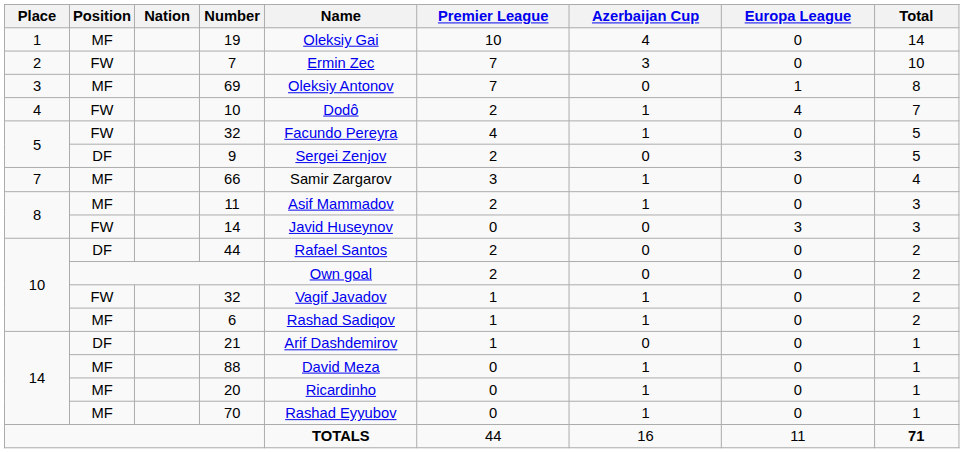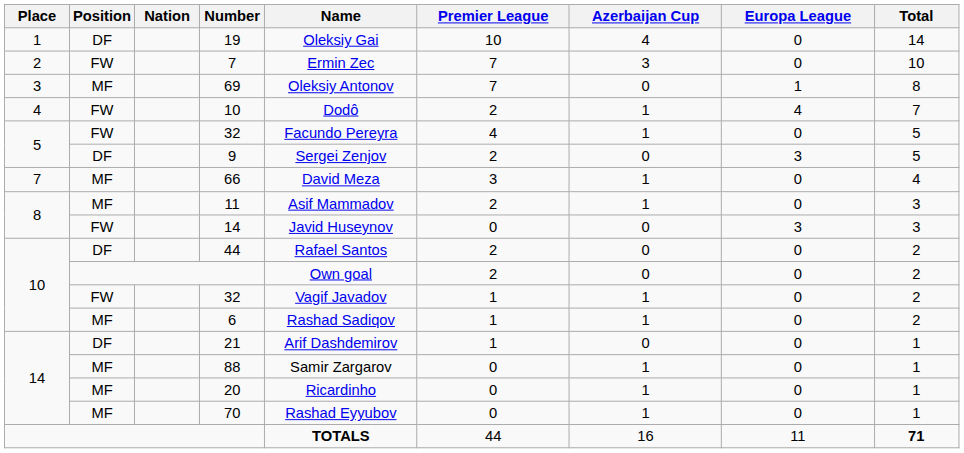(102, 40) MF -> (102, 40) DF
(341, 180) Samir Zargarov -> (341, 180) David Meza
(341, 366) David Meza -> (341, 366) Samir Zargarov
